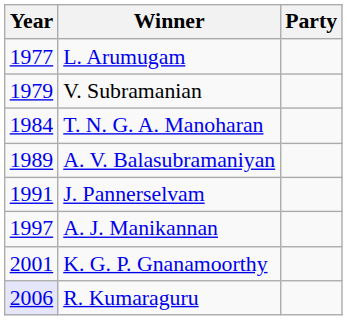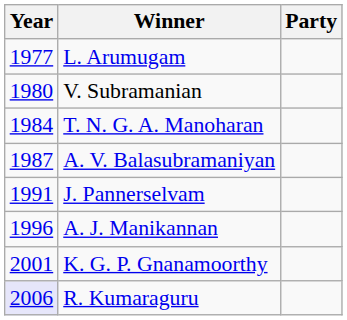(31, 90) 1979 -> (31, 90) 1980
(31, 159) 1989 -> (31, 159) 1987
(31, 228) 1997 -> (31, 228) 1996
